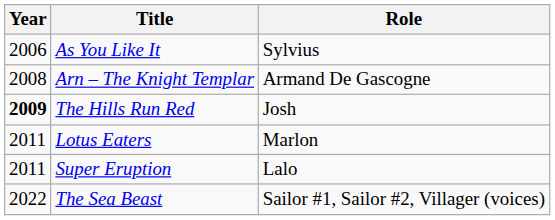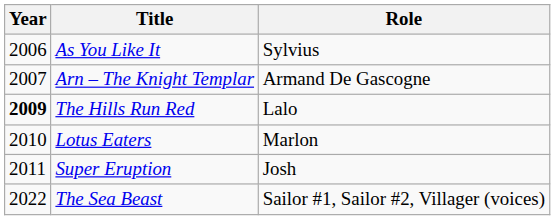(28, 79) 2008 -> (28, 79) 2007
(280, 109) Josh -> (280, 109) Lalo
(27, 139) 2011 -> (28, 139) 2010
(280, 169) Lalo -> (280, 169) Josh
